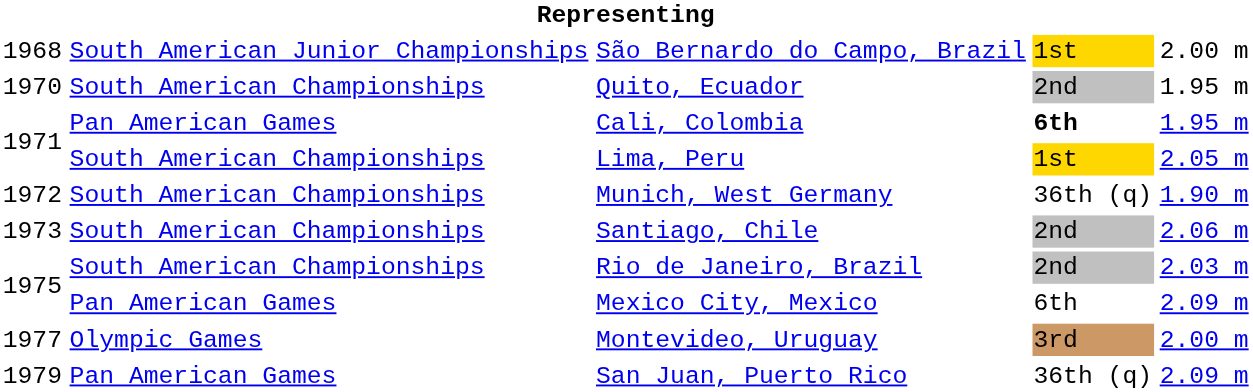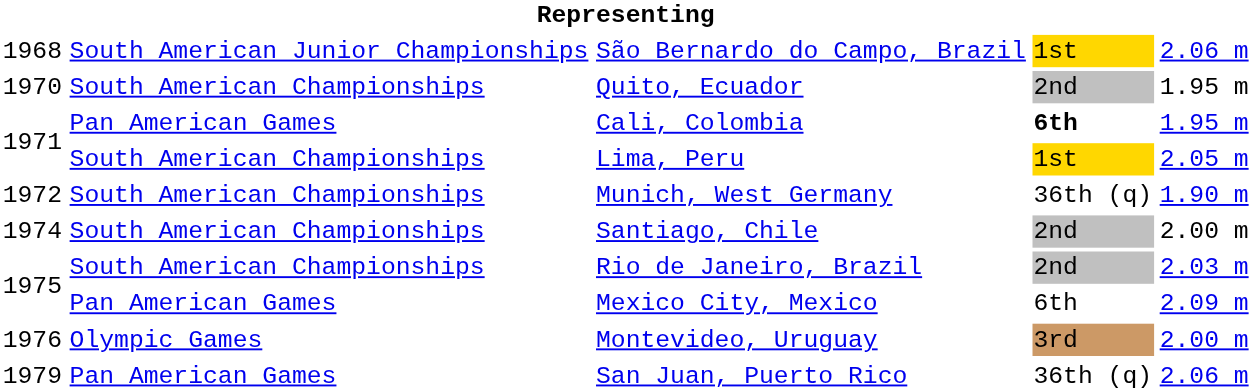(1204, 51) 2.00 m -> (1204, 51) 2.06 m
(32, 232) 1973 -> (32, 232) 1974
(1204, 232) 2.06 m -> (1204, 232) 2.00 m
(32, 340) 1977 -> (32, 340) 1976
(1204, 376) 2.09 m -> (1204, 376) 2.06 m
